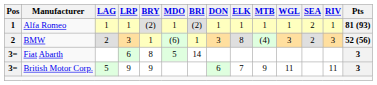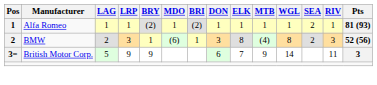(289, 39) 3 -> (289, 39) 8
- row: (43, 54)
(289, 68) 11 -> (289, 54) 14
